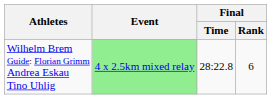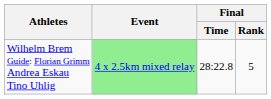(251, 66) 6 -> (251, 66) 5
